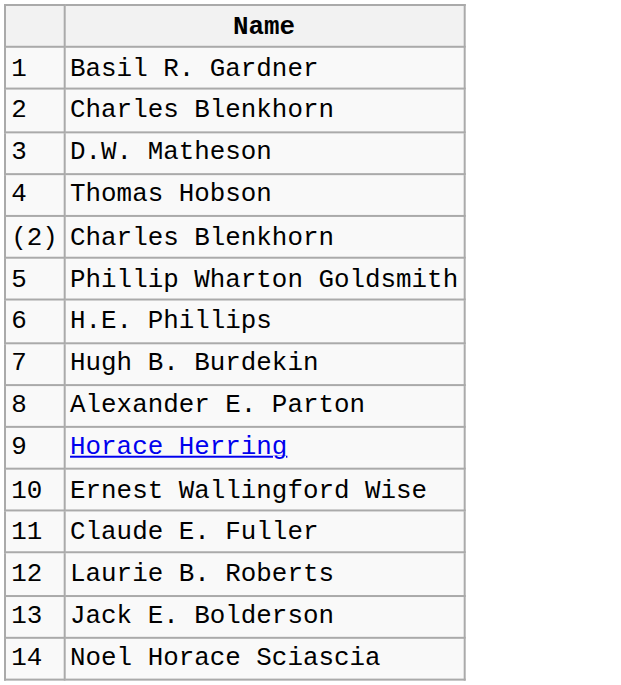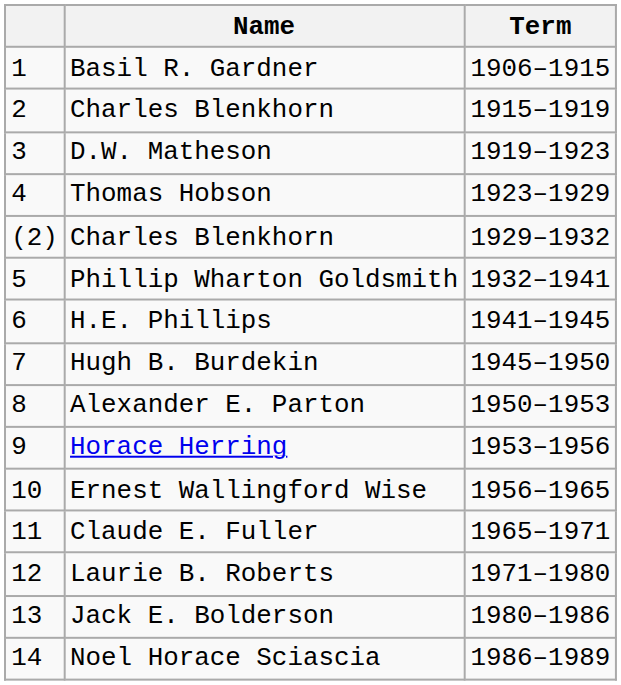+ column: (540, 26)
